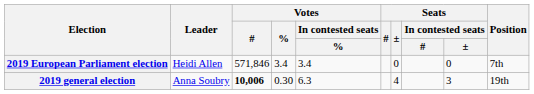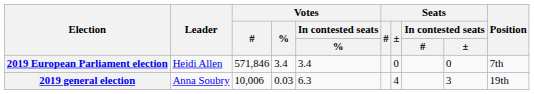(249, 81) bold -> (249, 81) normal
(284, 81) 0.30 -> (284, 81) 0.03
